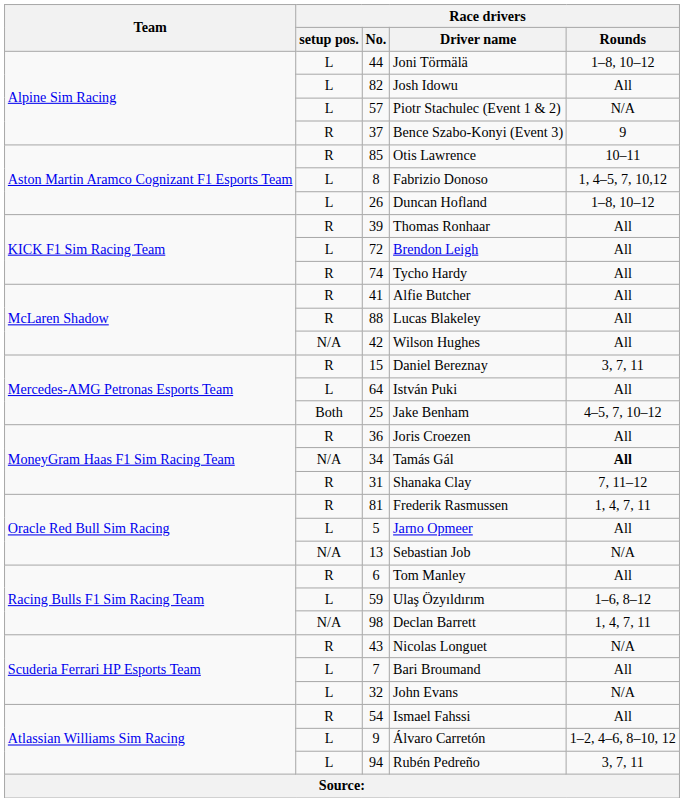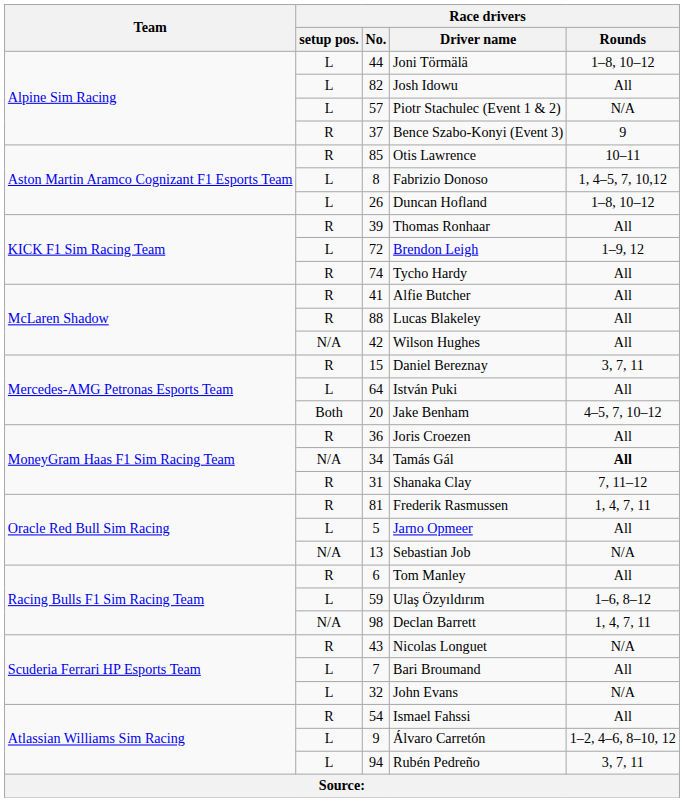(623, 249) All -> (623, 249) 1–9, 12
(376, 412) 25 -> (376, 412) 20
